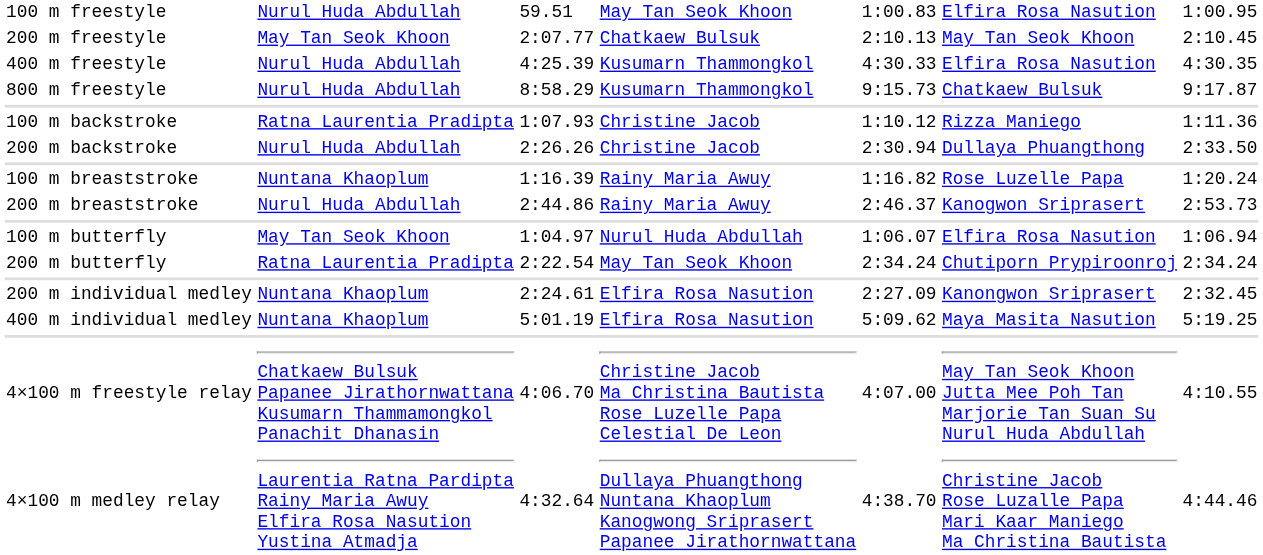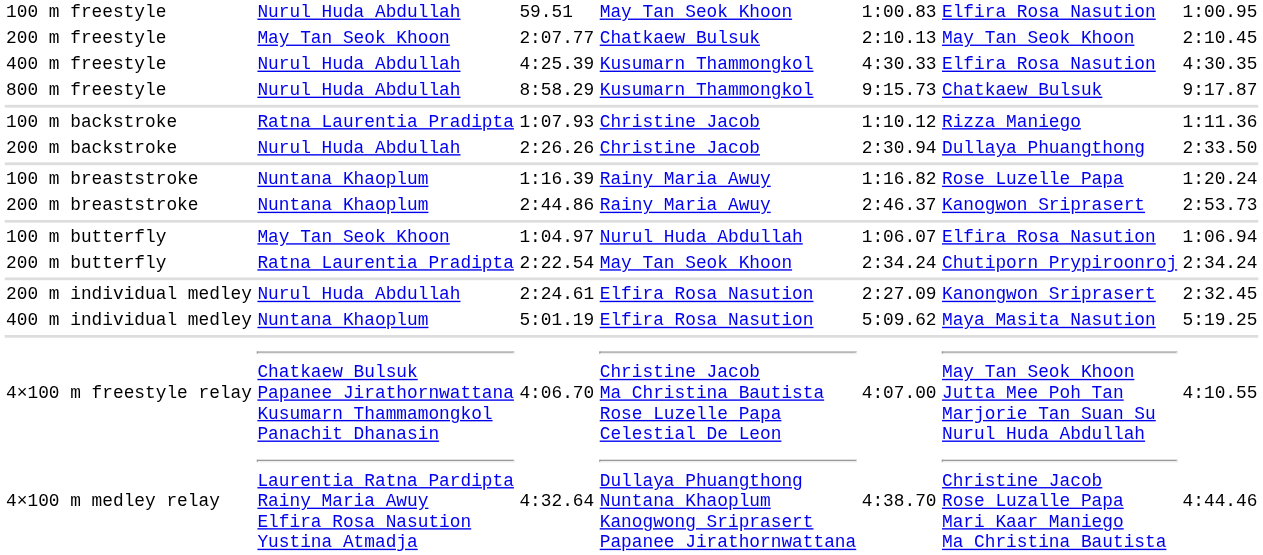(359, 206) Nurul Huda Abdullah -> (343, 206) Nuntana Khaoplum
(343, 295) Nuntana Khaoplum -> (359, 295) Nurul Huda Abdullah
